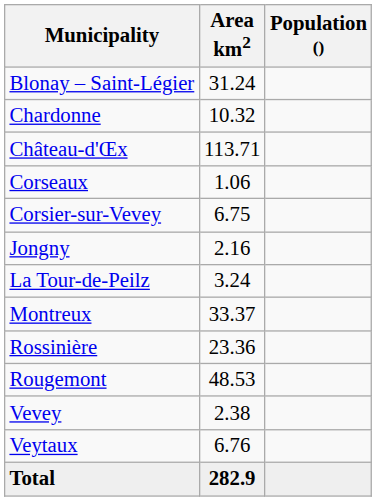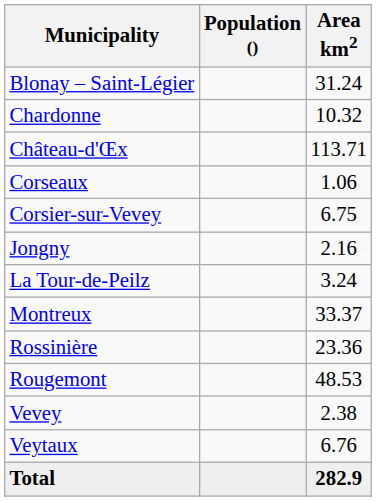columns swapped: (318, 35) <-> (232, 35)
